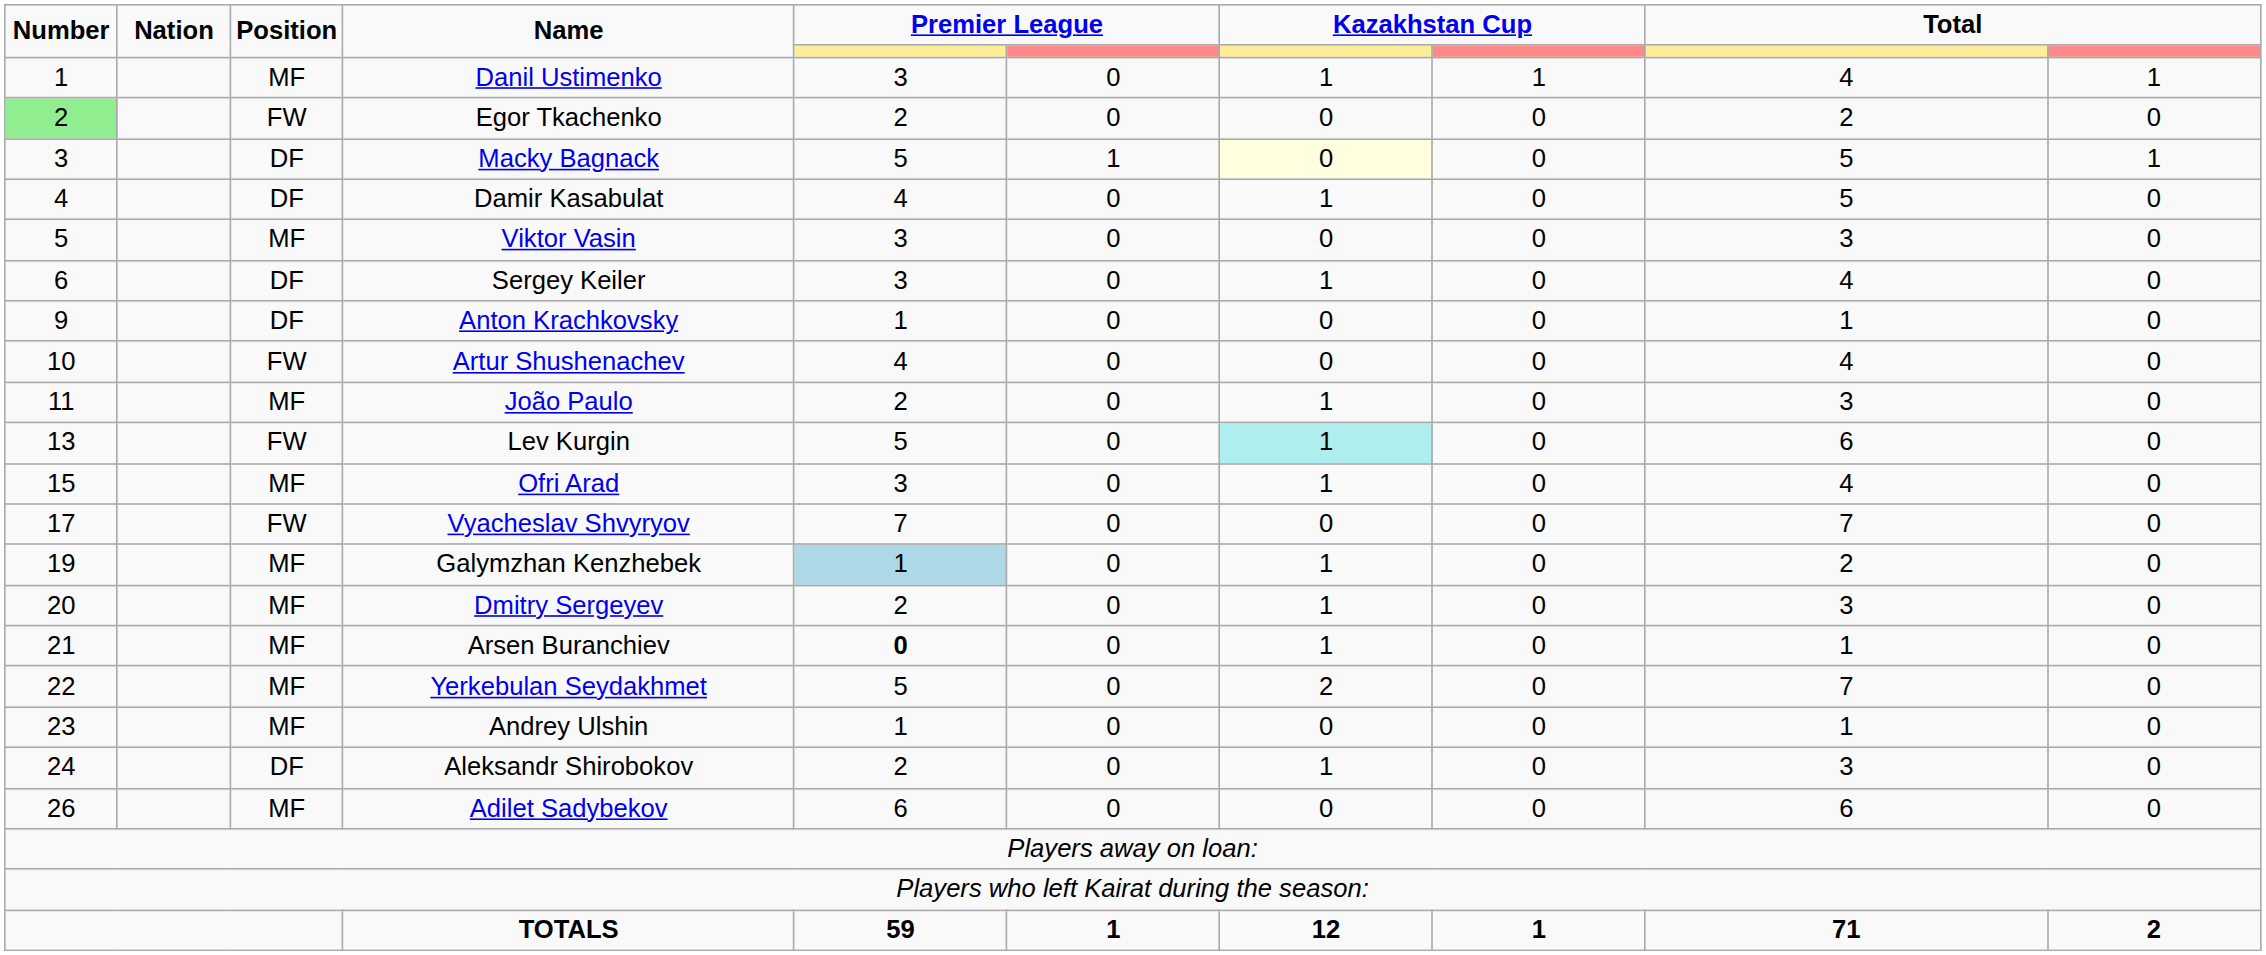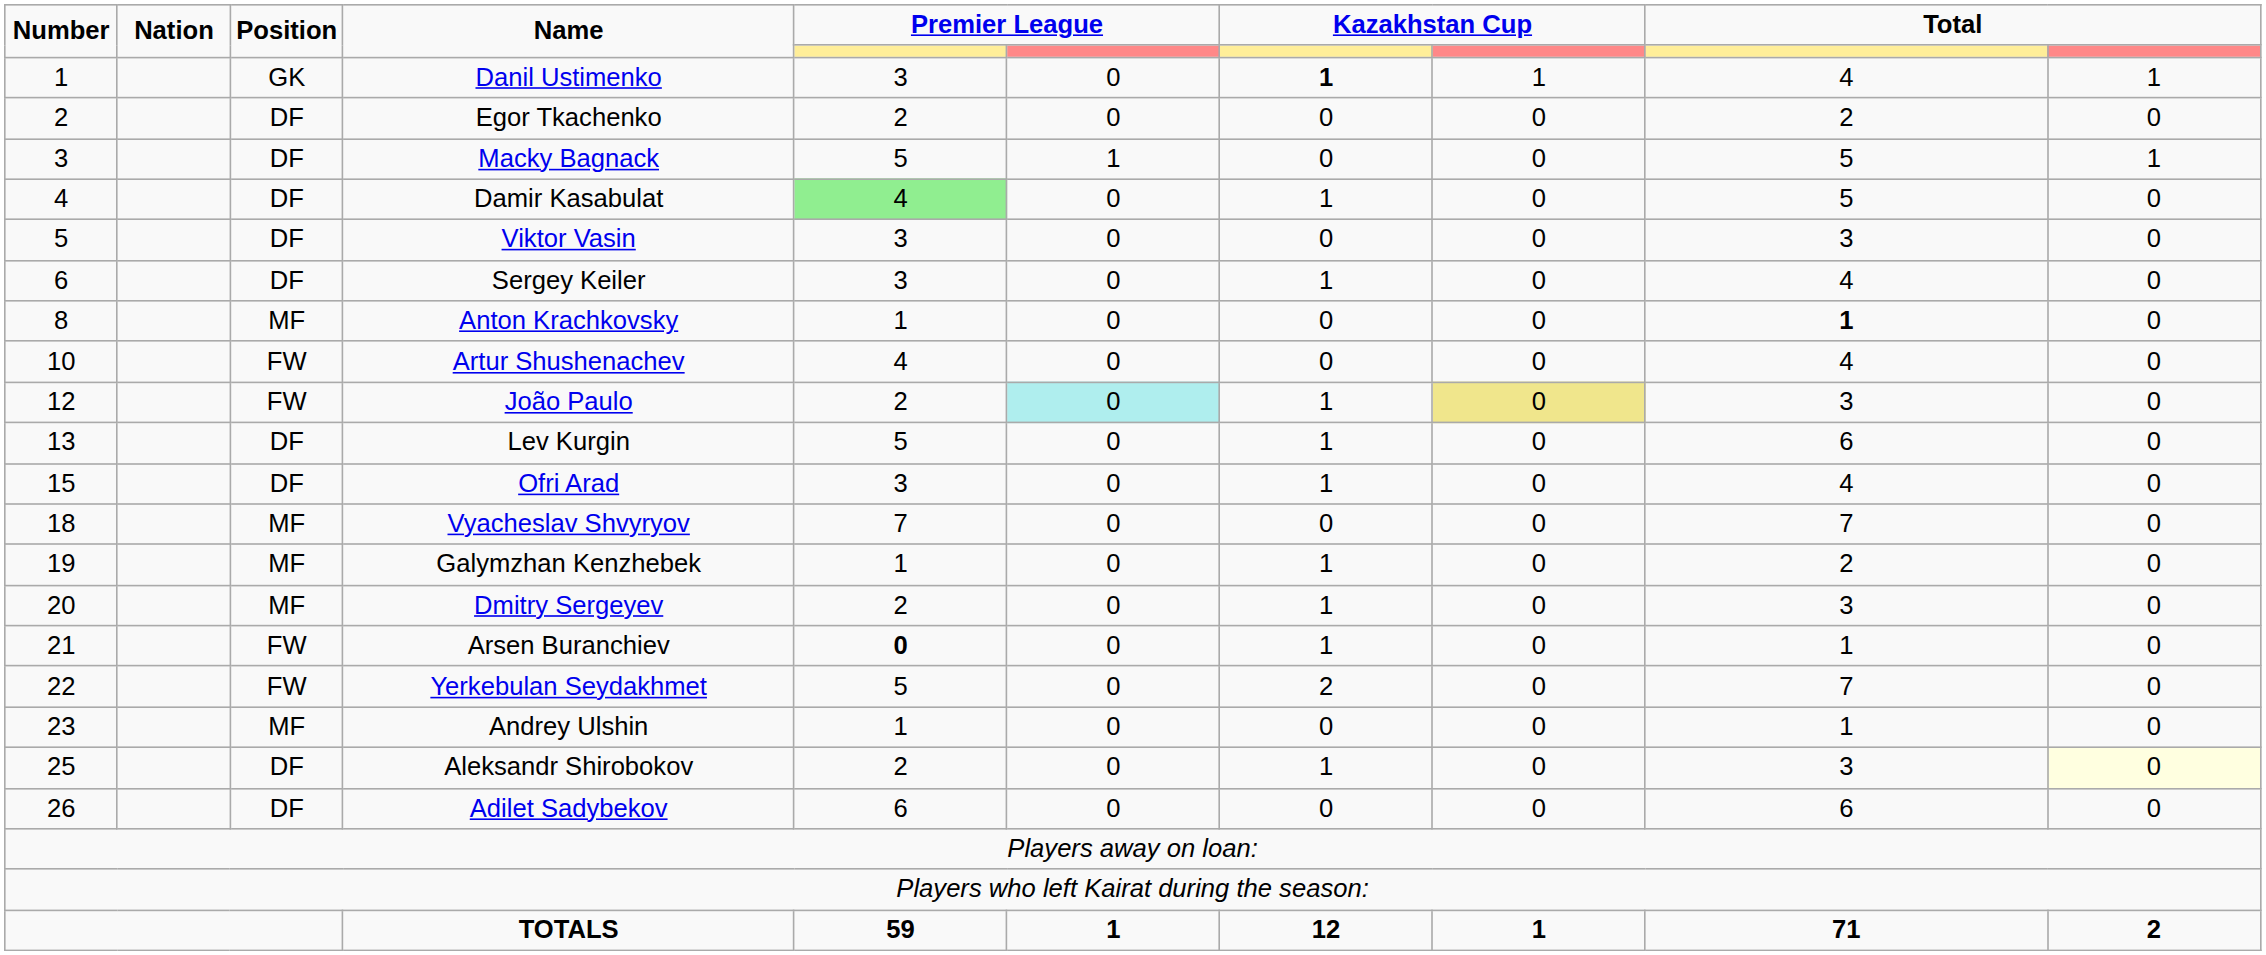(287, 77) MF -> (287, 77) GK
(1326, 77) normal -> (1326, 77) bold
(61, 117) lightgreen background -> (61, 117) no background
(287, 117) FW -> (287, 117) DF
(1326, 158) lightyellow background -> (1326, 158) no background
(901, 199) no background -> (901, 199) lightgreen background
(287, 239) MF -> (287, 239) DF
(61, 320) 9 -> (61, 320) 8
(287, 320) DF -> (287, 320) MF
(1846, 320) normal -> (1846, 320) bold
(61, 402) 11 -> (61, 402) 12
(287, 402) MF -> (287, 402) FW
(1113, 402) no background -> (1113, 402) paleturquoise background
(1539, 402) no background -> (1539, 402) khaki background
(287, 442) FW -> (287, 442) DF
(1326, 442) paleturquoise background -> (1326, 442) no background
(287, 483) MF -> (287, 483) DF
(61, 523) 17 -> (61, 523) 18
(287, 523) FW -> (287, 523) MF
(901, 564) lightblue background -> (901, 564) no background
(287, 645) MF -> (287, 645) FW
(287, 686) MF -> (287, 686) FW
(61, 767) 24 -> (61, 767) 25
(2154, 767) no background -> (2154, 767) lightyellow background
(287, 808) MF -> (287, 808) DF
